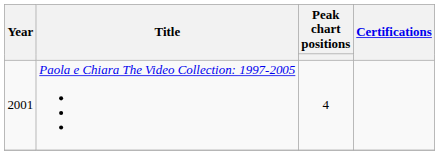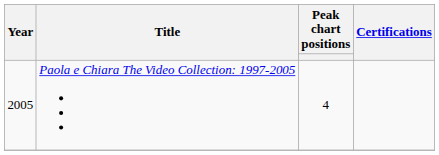(20, 105) 2001 -> (20, 105) 2005
